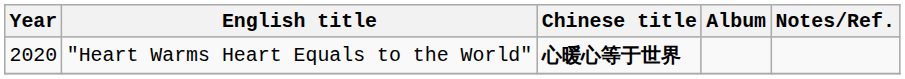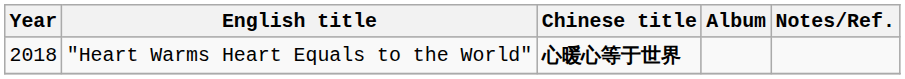(33, 56) 2020 -> (33, 56) 2018
